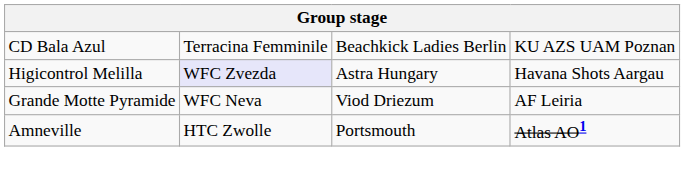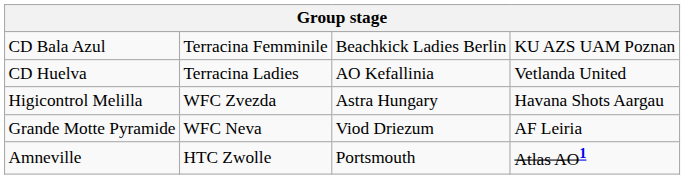+ row: (48, 73)
(230, 73) lavender background -> (230, 100) no background
